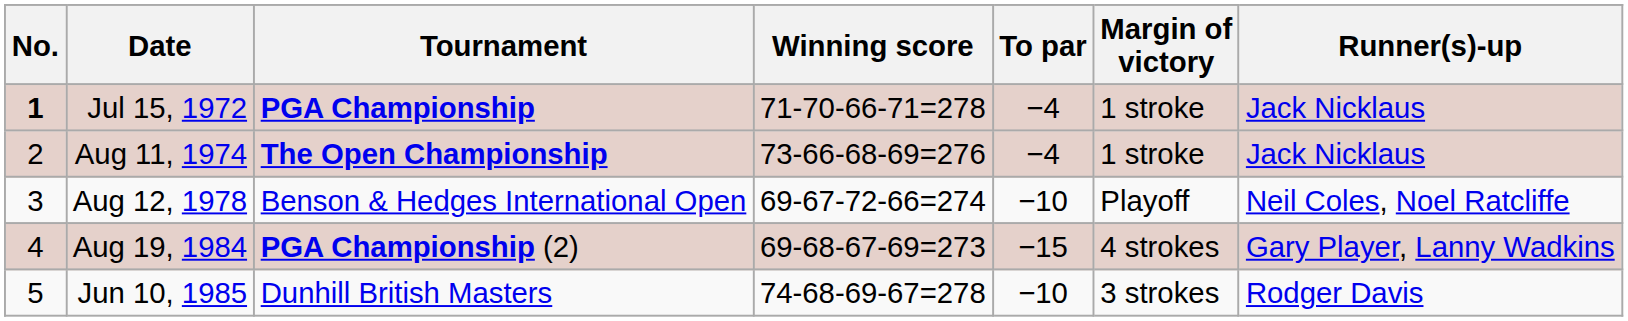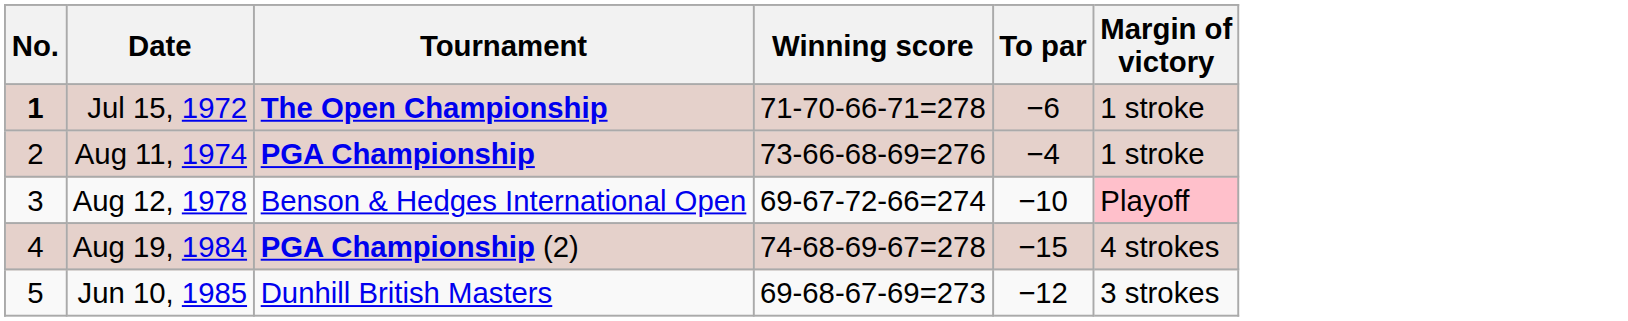- column: (1430, 45)
(398, 108) PGA Championship -> (434, 108) The Open Championship
(1043, 108) −4 -> (1043, 108) −6
(434, 154) The Open Championship -> (398, 154) PGA Championship
(1145, 201) no background -> (1145, 201) pink background
(873, 247) 69-68-67-69=273 -> (873, 247) 74-68-69-67=278
(873, 293) 74-68-69-67=278 -> (873, 293) 69-68-67-69=273
(1043, 293) −10 -> (1043, 293) −12
